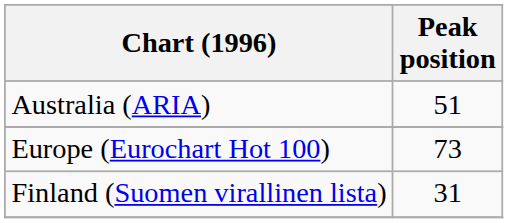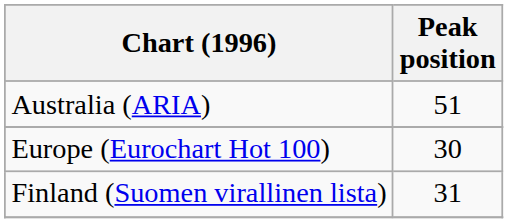(448, 148) 73 -> (448, 148) 30
